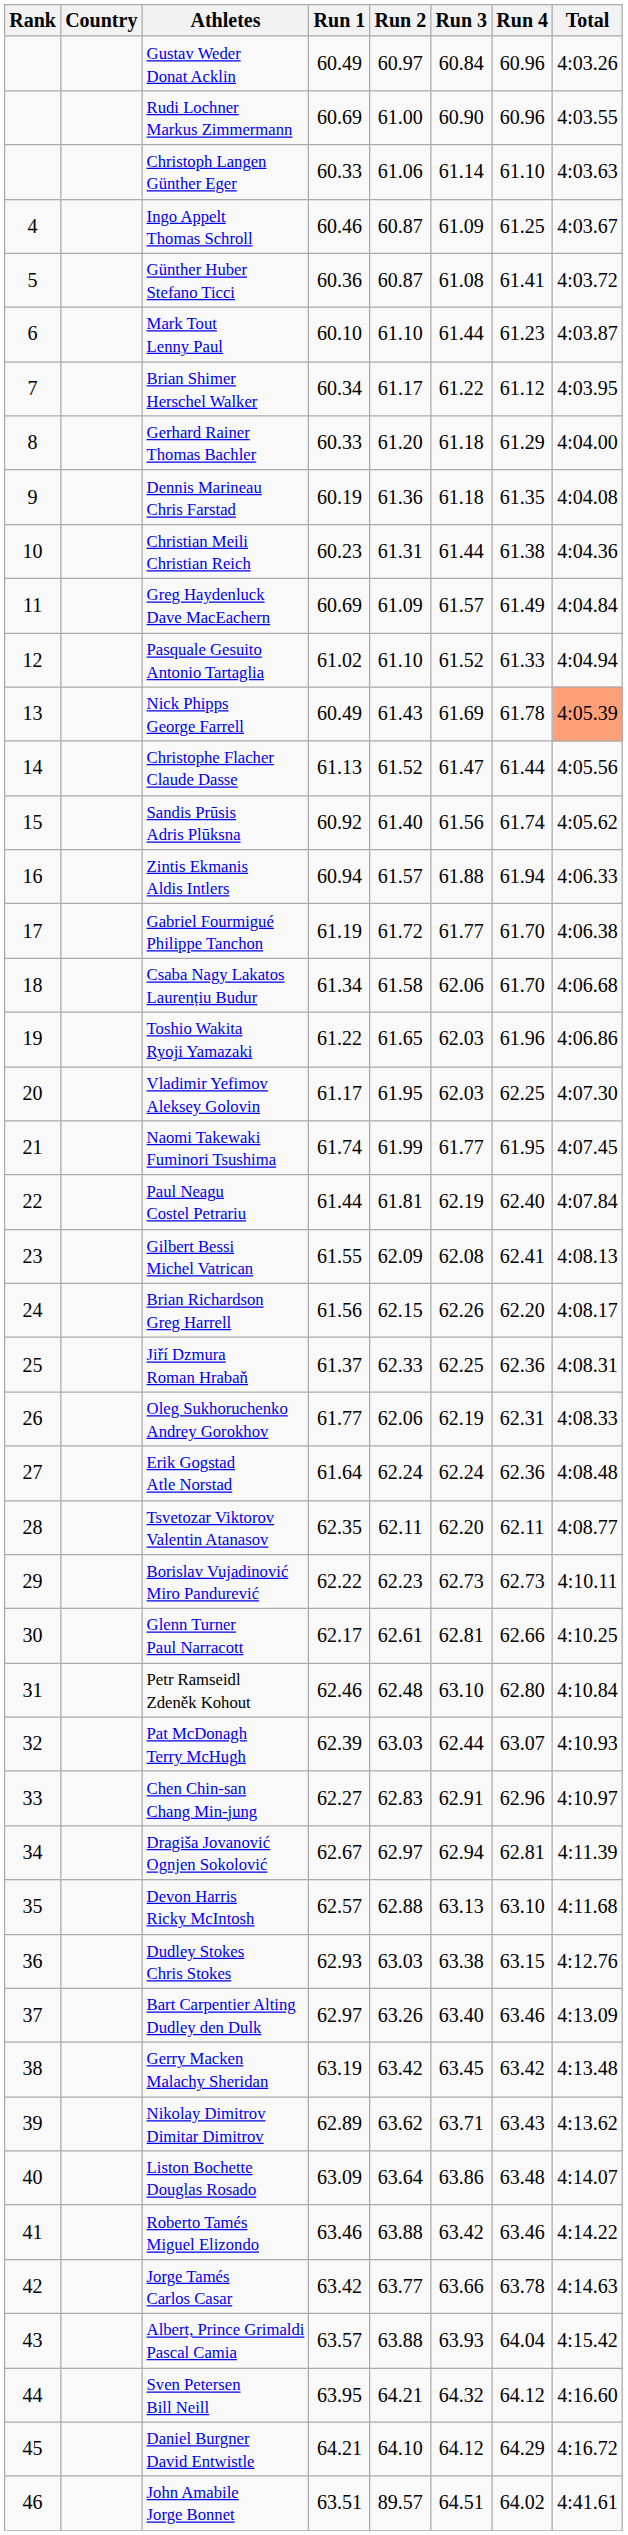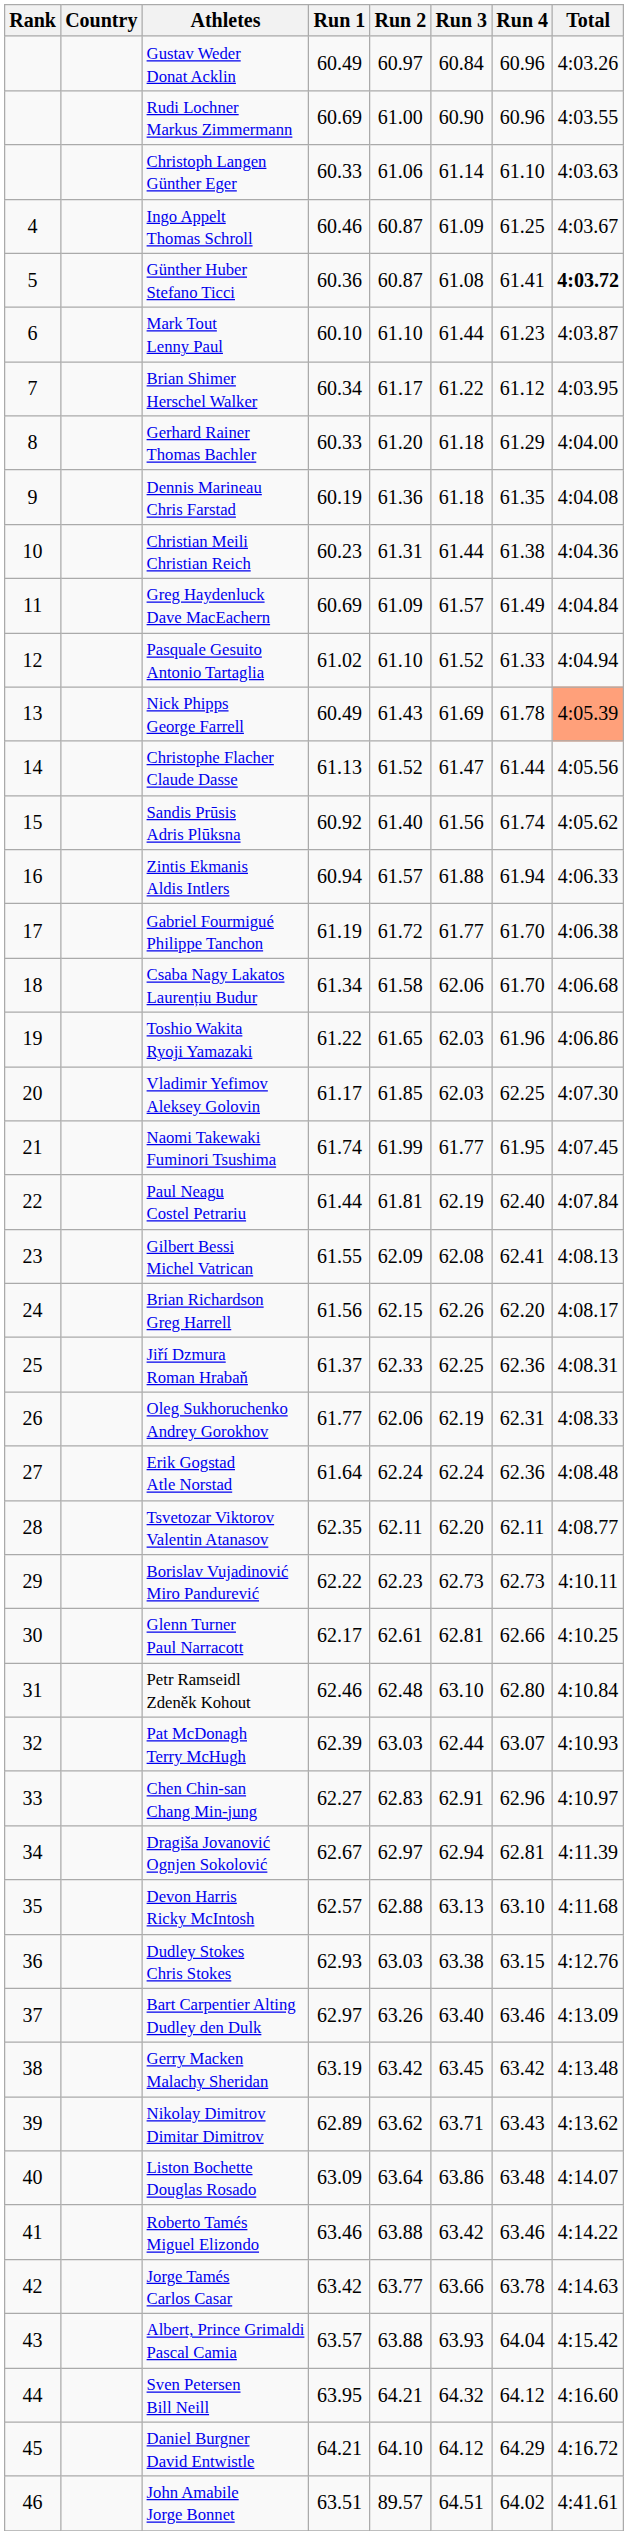(588, 280) normal -> (588, 280) bold
(400, 1093) 61.95 -> (400, 1093) 61.85
